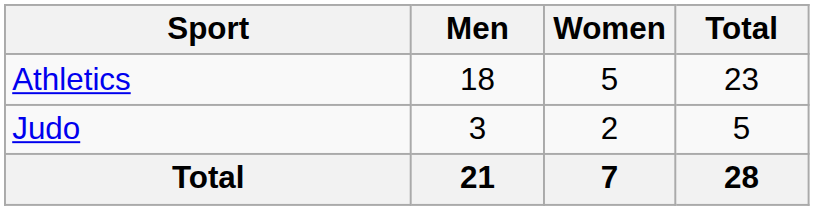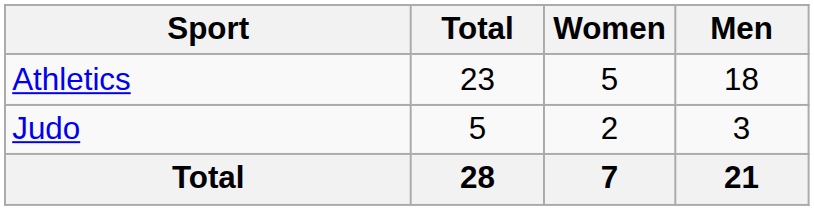columns swapped: (477, 29) <-> (742, 29)
